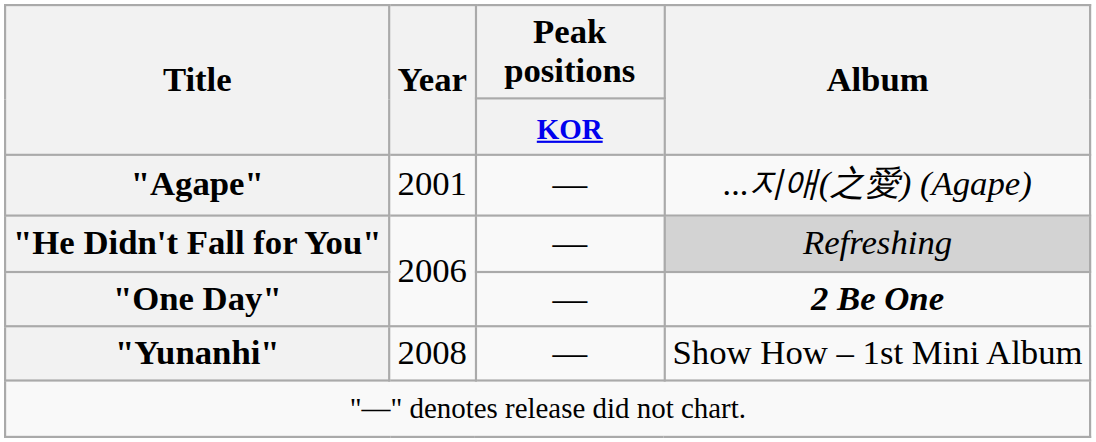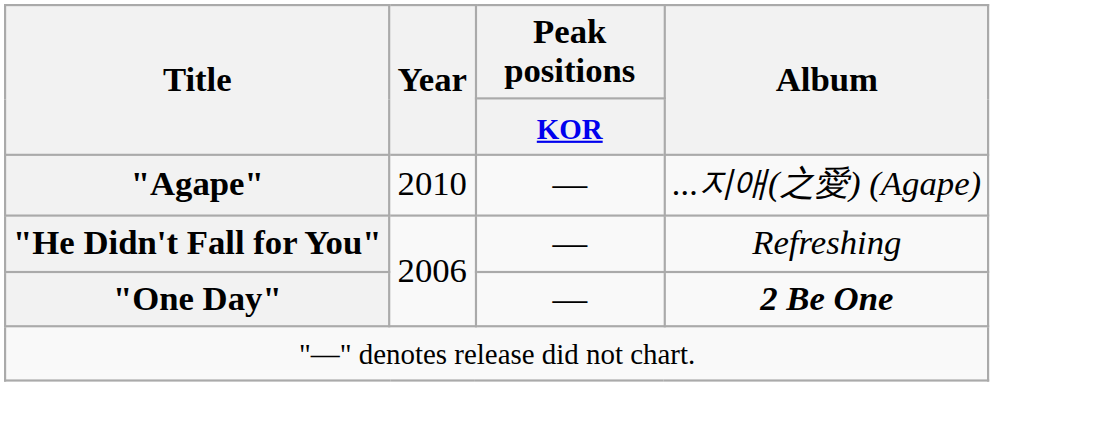(432, 184) 2001 -> (432, 184) 2010
(878, 242) lightgrey background -> (827, 242) no background
- row: (197, 352)
